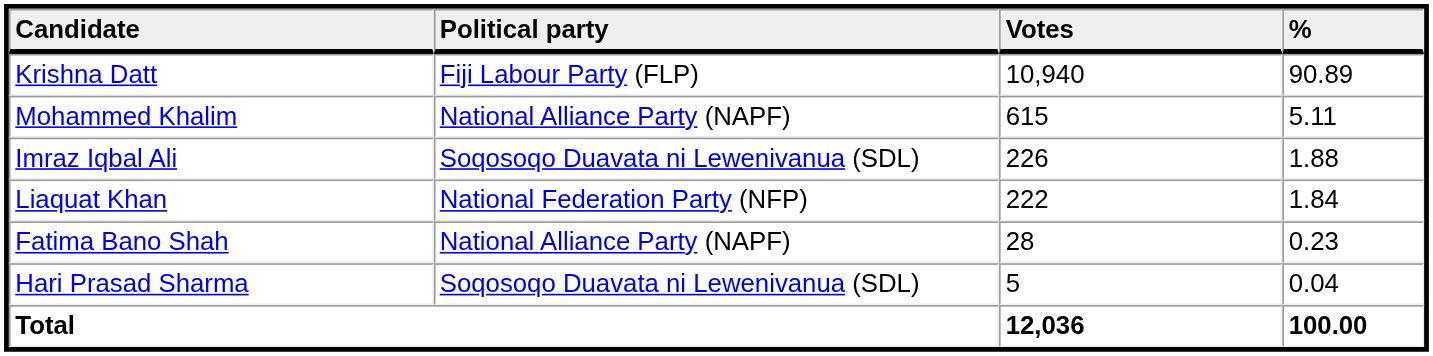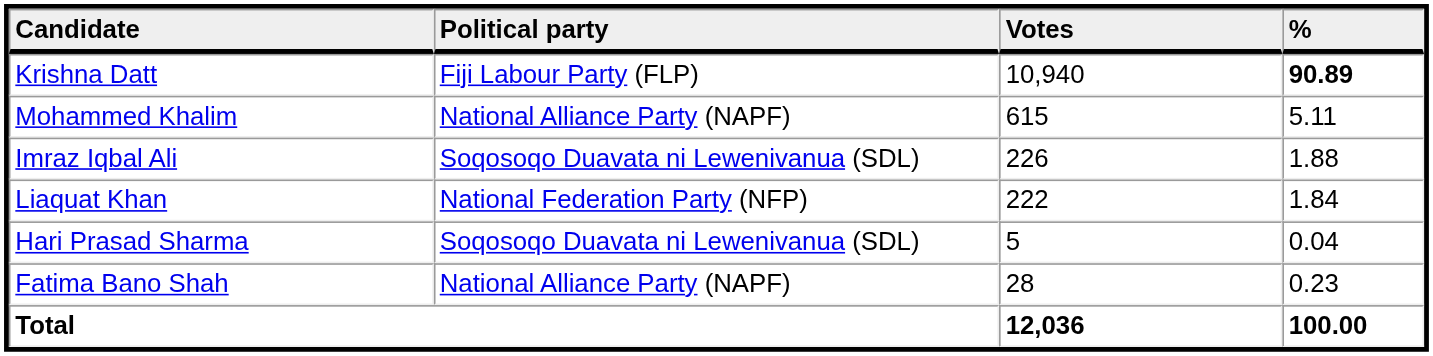(1321, 74) normal -> (1321, 74) bold
rows swapped: (122, 241) <-> (132, 283)
